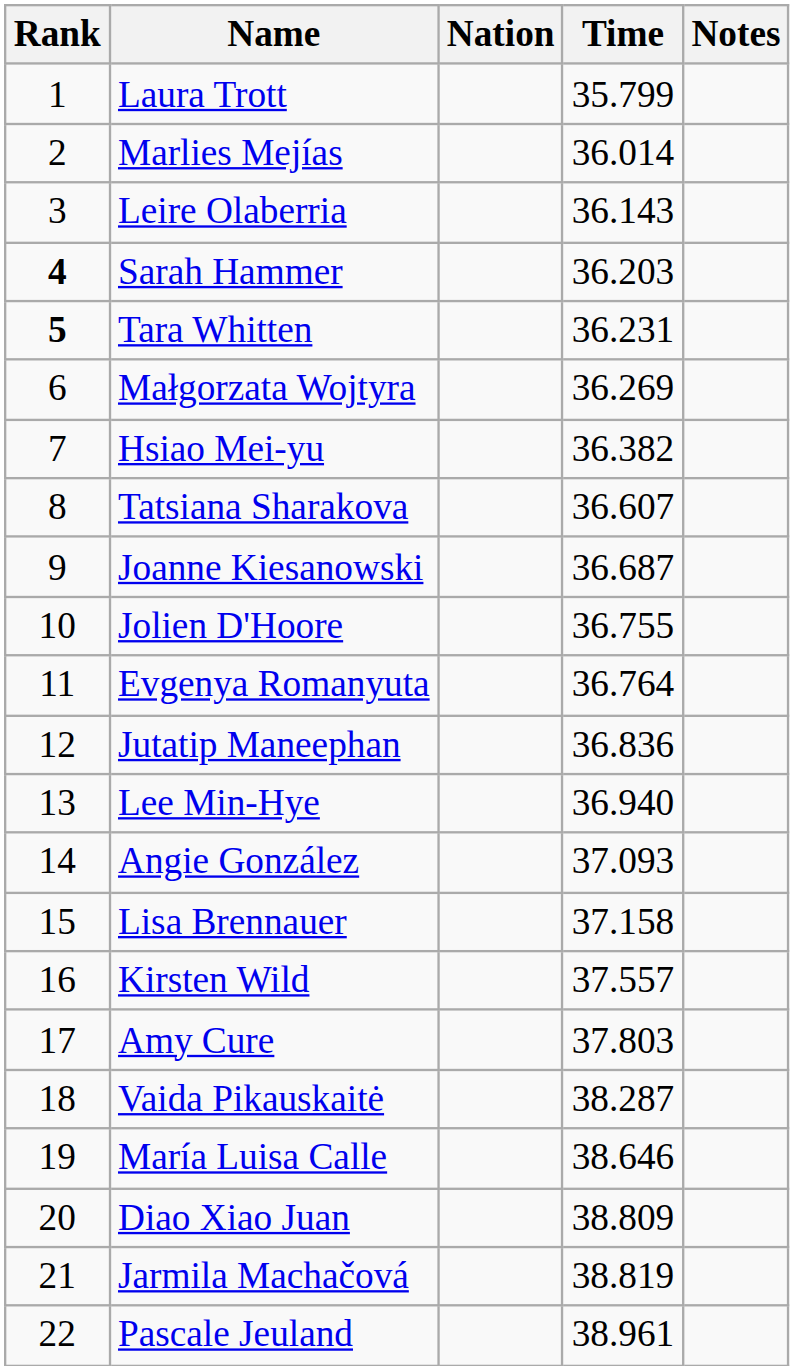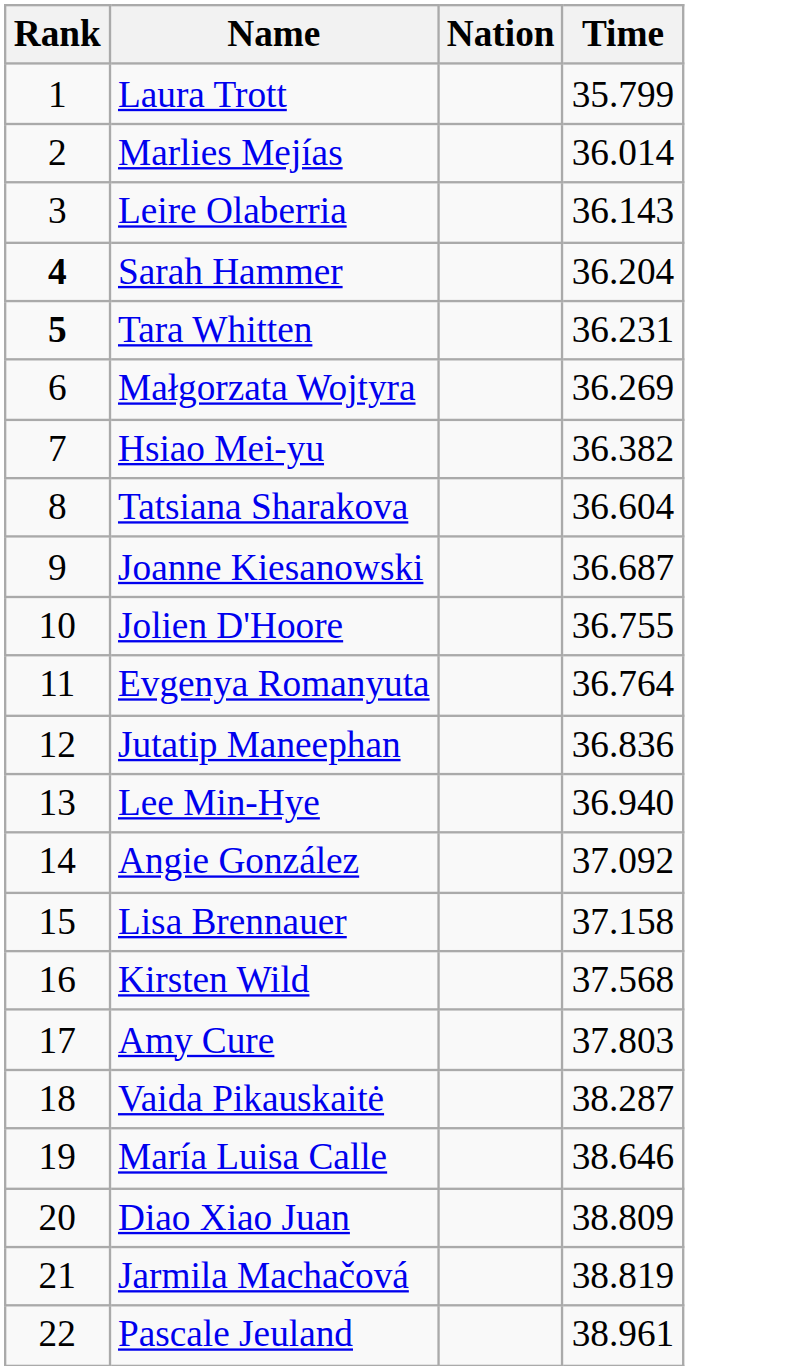- column: (736, 34)
(623, 270) 36.203 -> (623, 270) 36.204
(623, 507) 36.607 -> (623, 507) 36.604
(623, 861) 37.093 -> (623, 861) 37.092
(623, 980) 37.557 -> (623, 980) 37.568
